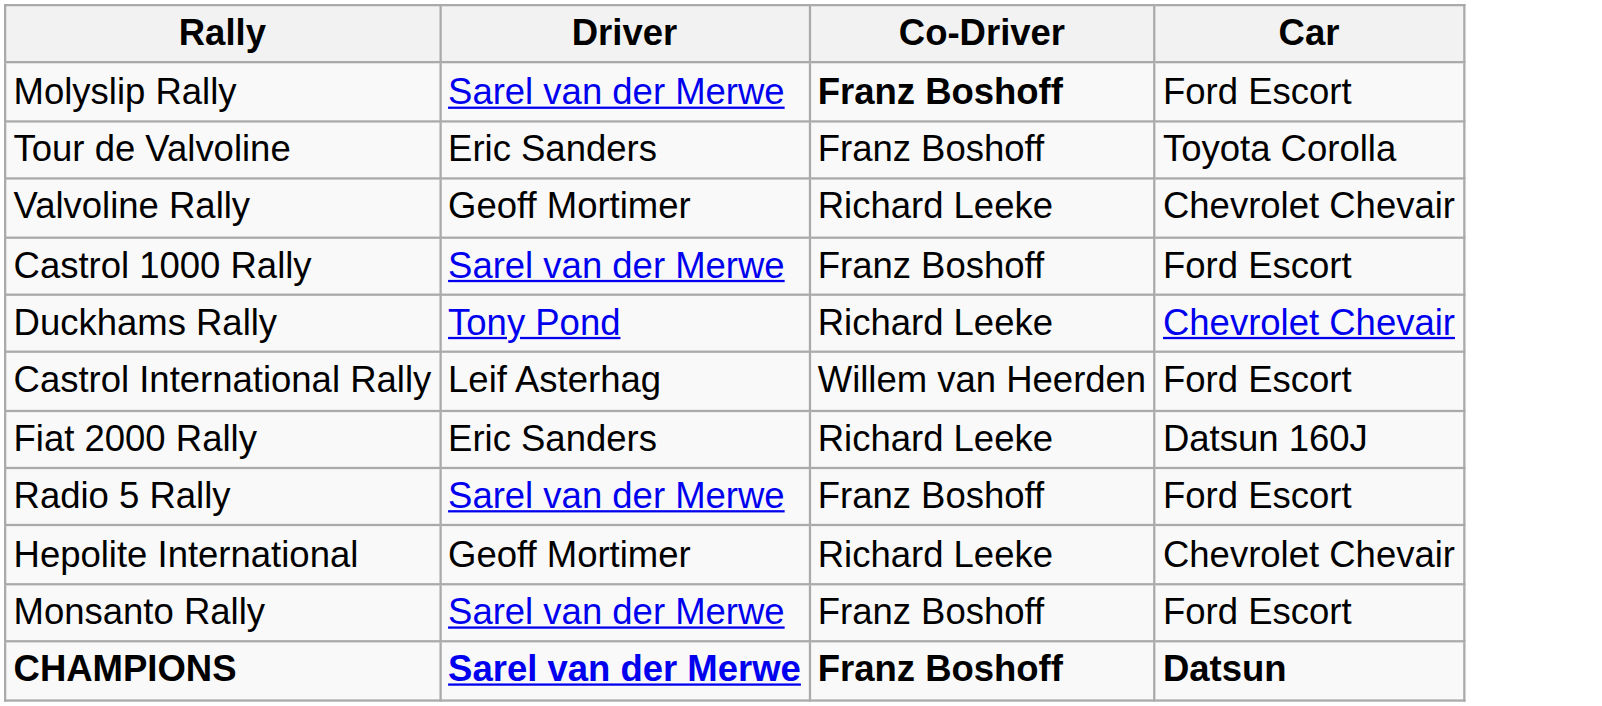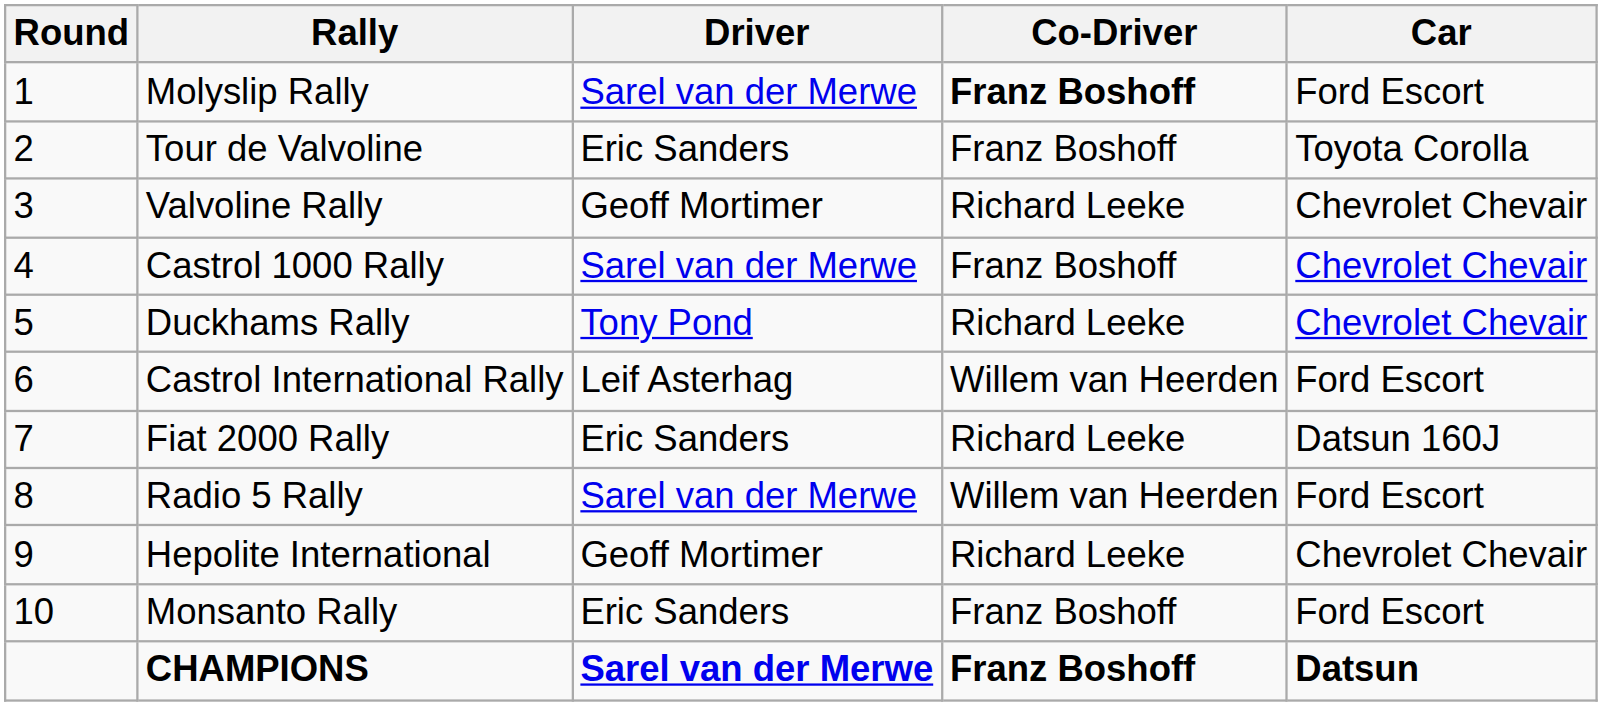+ column: (71, 33)
(1257, 264) Ford Escort -> (1441, 264) Chevrolet Chevair
(931, 496) Franz Boshoff -> (1114, 496) Willem van Heerden
(616, 611) Sarel van der Merwe -> (685, 611) Eric Sanders
